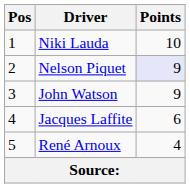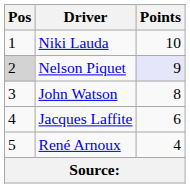(12, 68) no background -> (12, 68) lightgrey background
(177, 94) 9 -> (177, 94) 8
